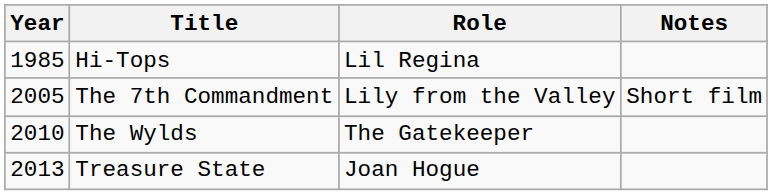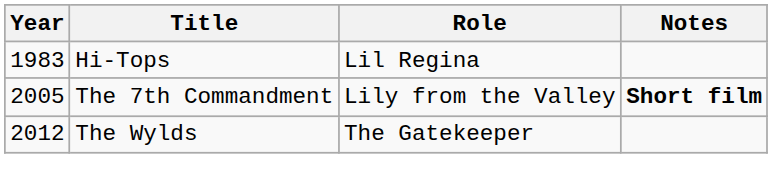(37, 60) 1985 -> (37, 60) 1983
(694, 97) normal -> (694, 97) bold
(37, 134) 2010 -> (37, 134) 2012
- row: (170, 171)
